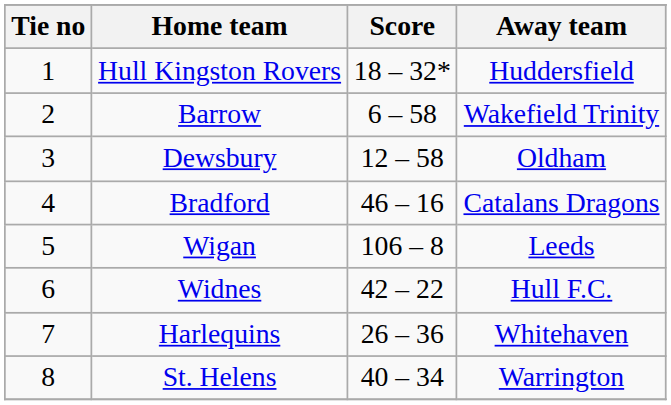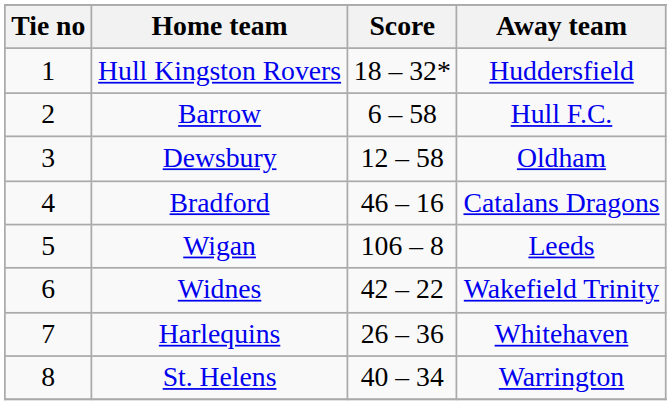(561, 114) Wakefield Trinity -> (561, 114) Hull F.C.
(561, 289) Hull F.C. -> (561, 289) Wakefield Trinity
